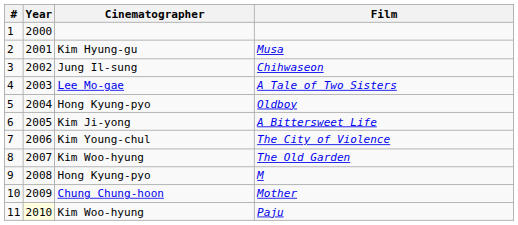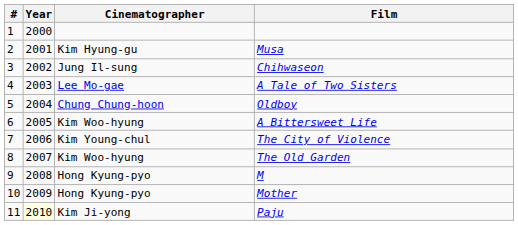(104, 103) Hong Kyung-pyo -> (111, 103) Chung Chung-hoon
(94, 121) Kim Ji-yong -> (101, 121) Kim Woo-hyung
(111, 194) Chung Chung-hoon -> (104, 194) Hong Kyung-pyo
(101, 212) Kim Woo-hyung -> (94, 212) Kim Ji-yong
